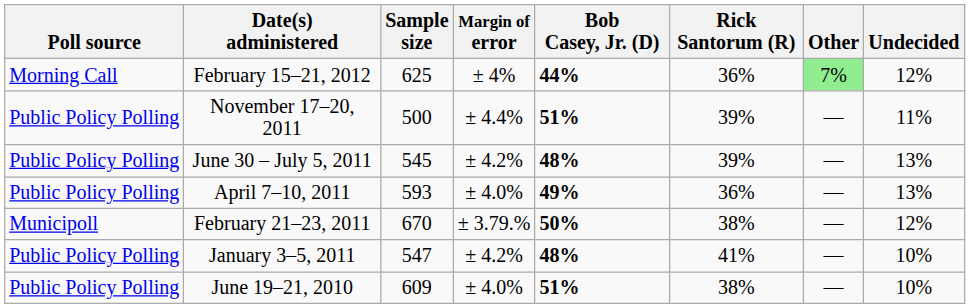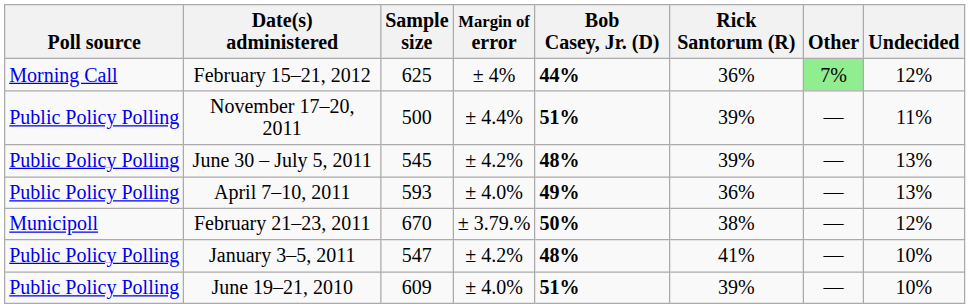(736, 287) 38% -> (736, 287) 39%
